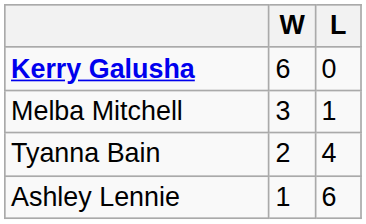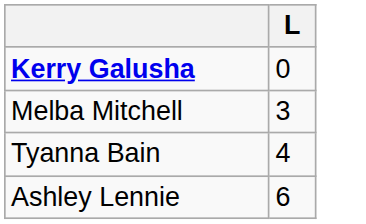- column: (292, 25)
(329, 111) 1 -> (283, 111) 3
